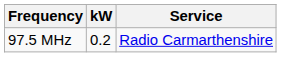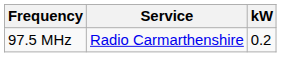columns swapped: (101, 16) <-> (196, 16)
